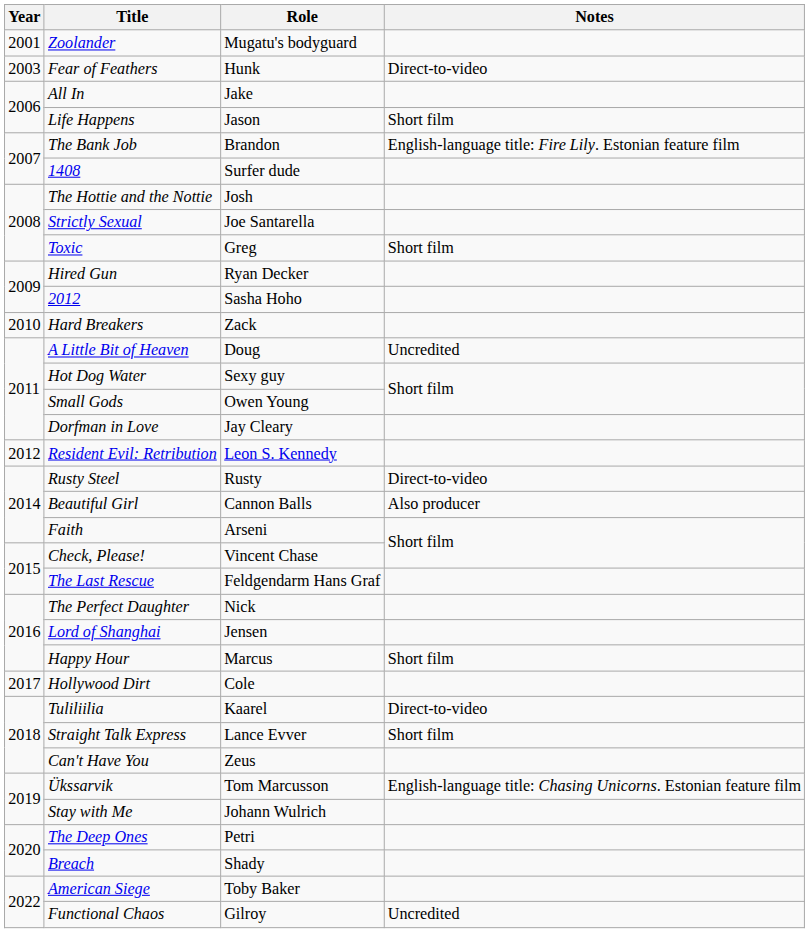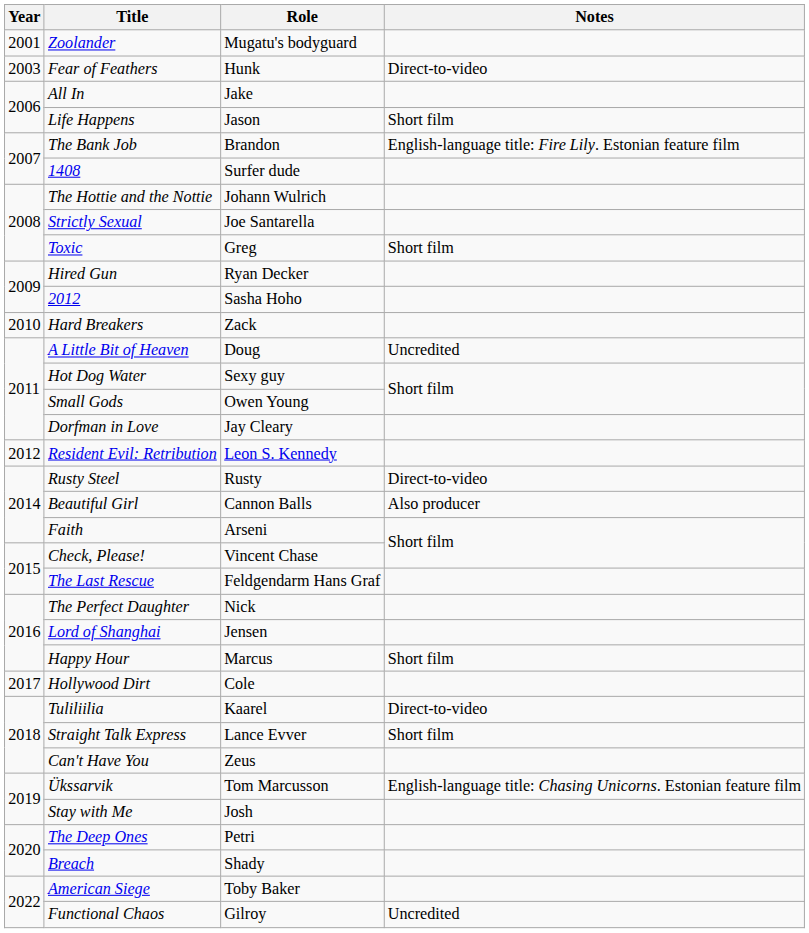(239, 196) Josh -> (275, 196) Johann Wulrich
(275, 811) Johann Wulrich -> (239, 811) Josh
